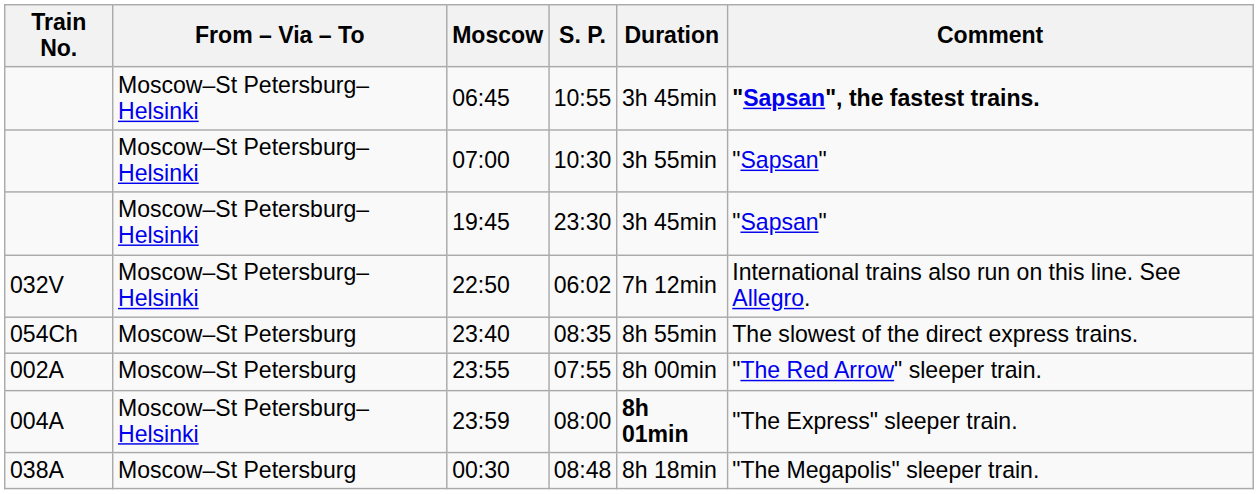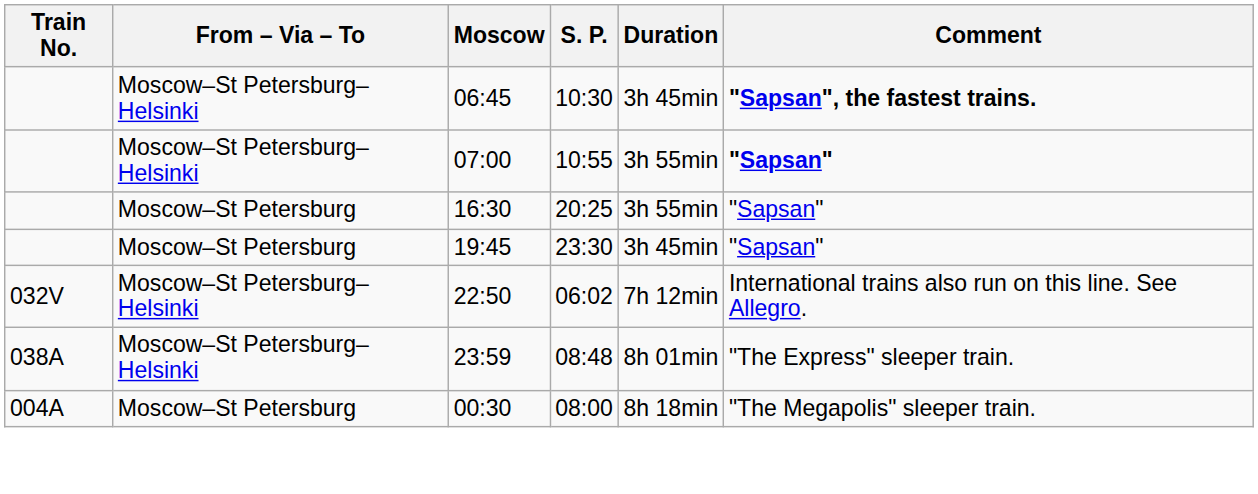(583, 98) 10:55 -> (584, 98) 10:30
(583, 160) 10:30 -> (584, 160) 10:55
(780, 160) normal -> (781, 160) bold
+ row: (483, 210)
(244, 223) Moscow–St Petersburg–Helsinki -> (237, 246) Moscow–St Petersburg
- row: (481, 335)
- row: (481, 371)
(37, 421) 004A -> (37, 358) 038A
(583, 421) 08:00 -> (584, 358) 08:48
(655, 421) bold -> (671, 358) normal
(37, 470) 038A -> (37, 408) 004A
(583, 470) 08:48 -> (584, 408) 08:00
